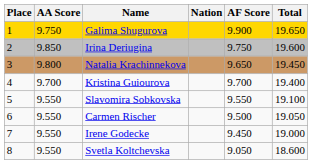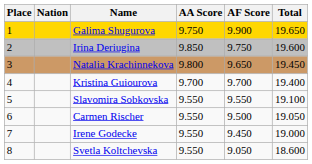columns swapped: (207, 13) <-> (58, 13)
